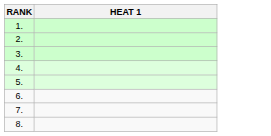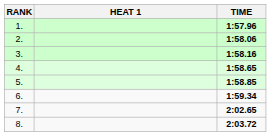+ column: (241, 12)
